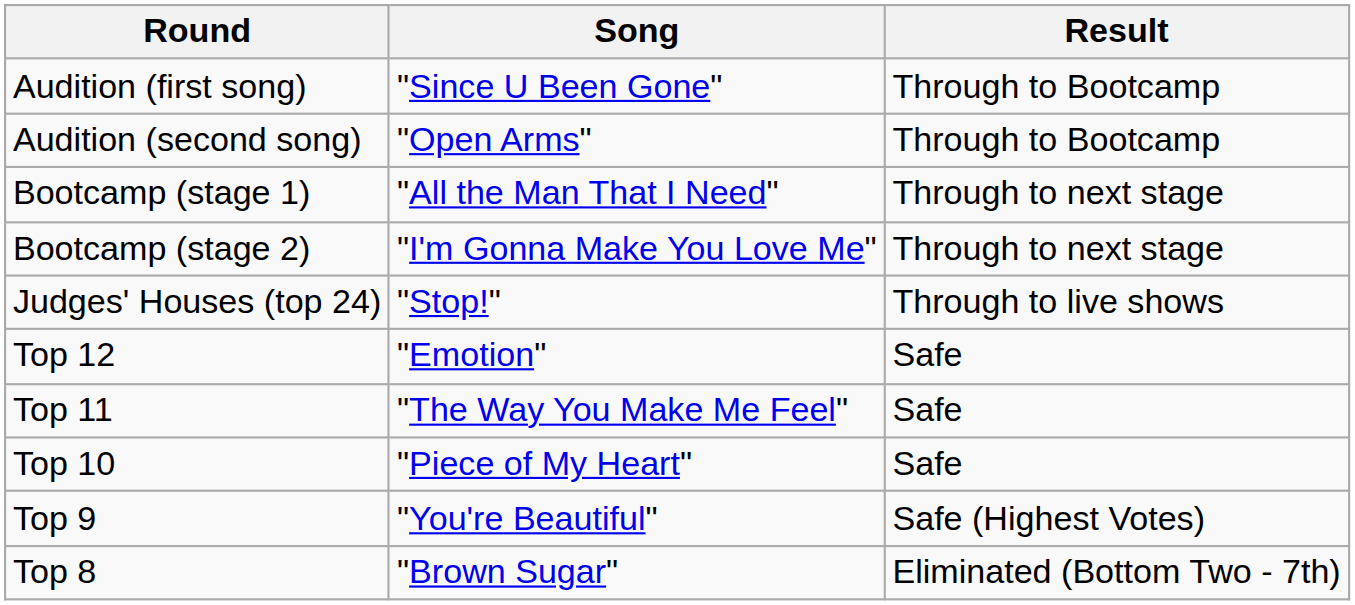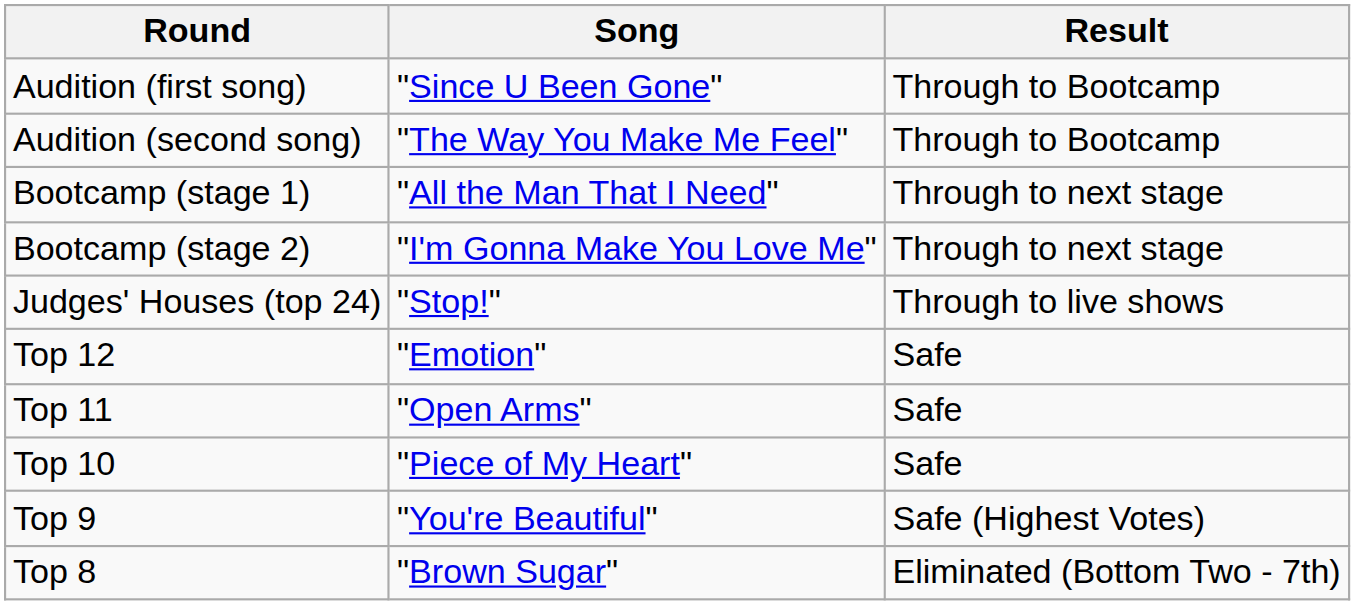(494, 139) "Open Arms" -> (623, 139) "The Way You Make Me Feel"
(623, 409) "The Way You Make Me Feel" -> (494, 409) "Open Arms"
